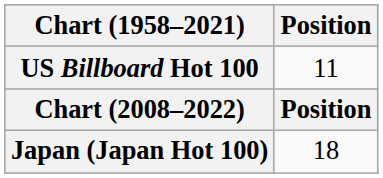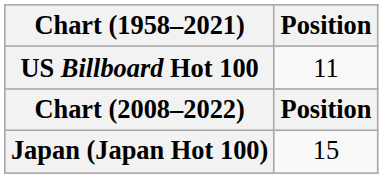(326, 151) 18 -> (326, 151) 15
